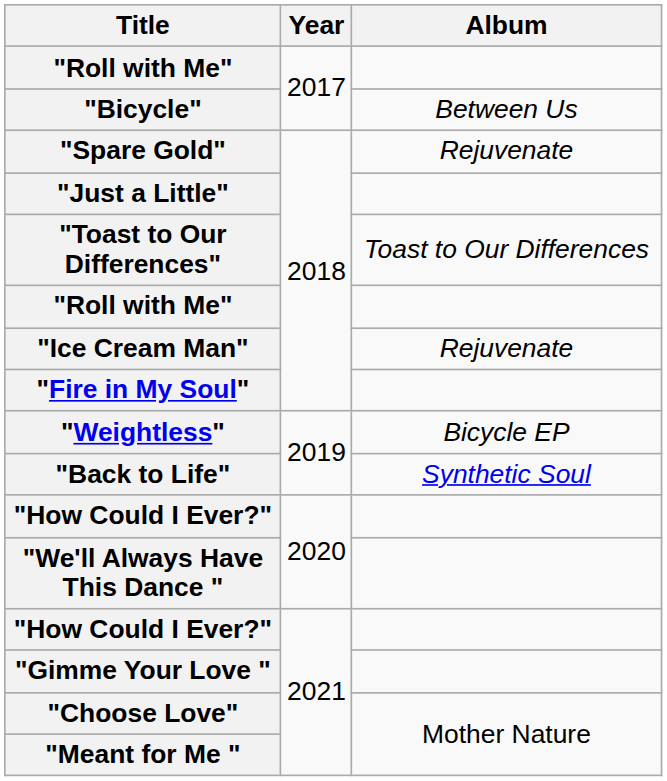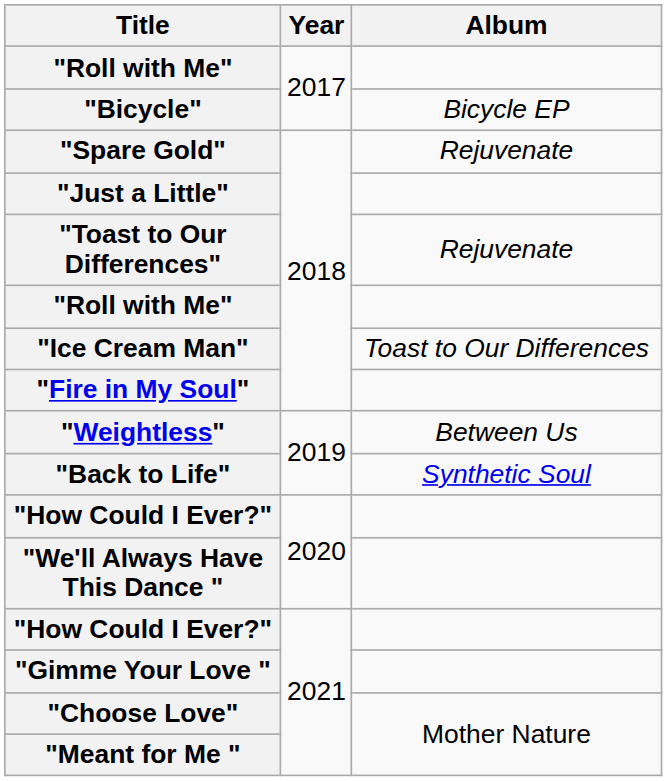(506, 109) Between Us -> (506, 109) Bicycle EP
(506, 249) Toast to Our Differences -> (506, 249) Rejuvenate
(506, 348) Rejuvenate -> (506, 348) Toast to Our Differences
(506, 431) Bicycle EP -> (506, 431) Between Us
